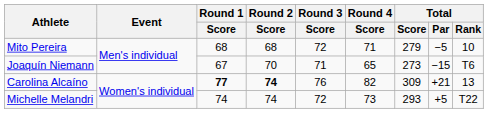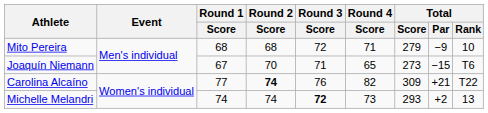(441, 48) −5 -> (441, 48) −9
(221, 83) bold -> (221, 83) normal
(468, 83) 13 -> (468, 83) T22
(320, 100) normal -> (320, 100) bold
(441, 100) +5 -> (441, 100) +2
(468, 100) T22 -> (468, 100) 13
